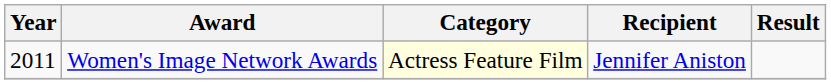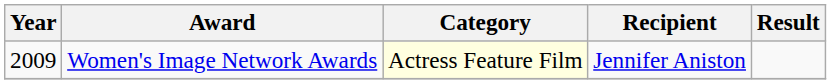(33, 59) 2011 -> (33, 59) 2009
